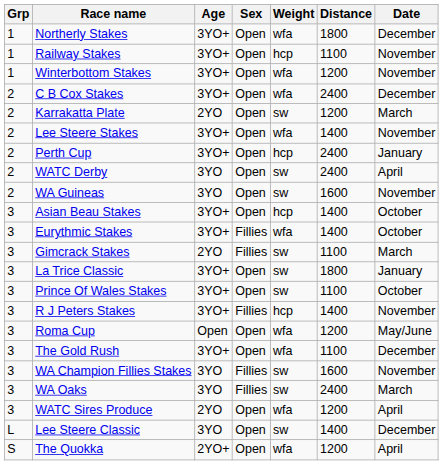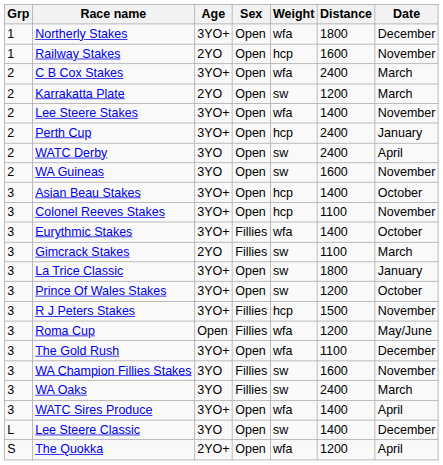(213, 53) 3YO+ -> (210, 53) 2YO
(333, 53) 1100 -> (334, 53) 1600
- row: (93, 73)
(407, 93) December -> (395, 73) March
+ row: (100, 212)
(333, 291) 1100 -> (334, 291) 1200
(334, 311) 1400 -> (334, 311) 1500
(251, 331) Open -> (251, 331) Fillies
(210, 410) 2YO -> (213, 410) 3YO+
(334, 410) 1200 -> (334, 410) 1400
